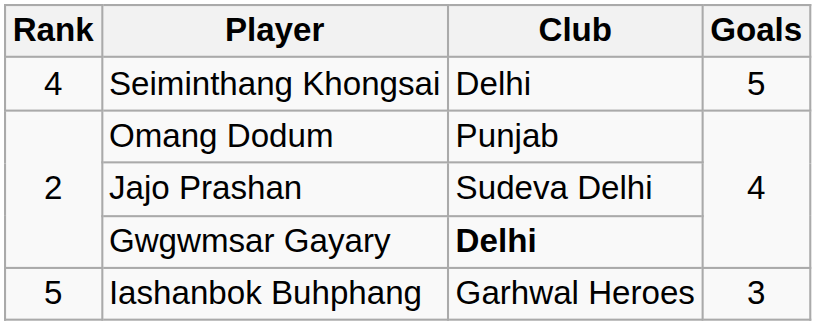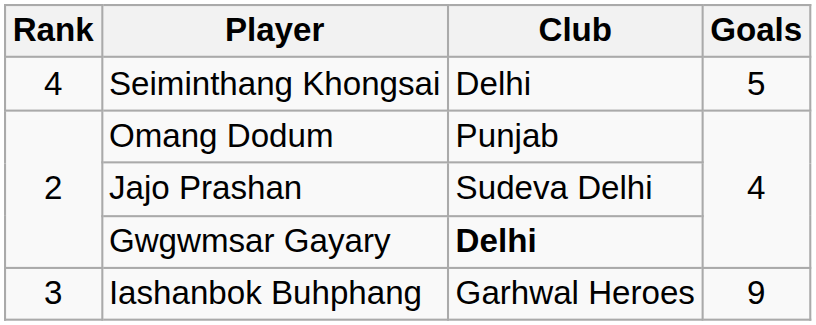(53, 293) 5 -> (53, 293) 3
(756, 293) 3 -> (756, 293) 9
